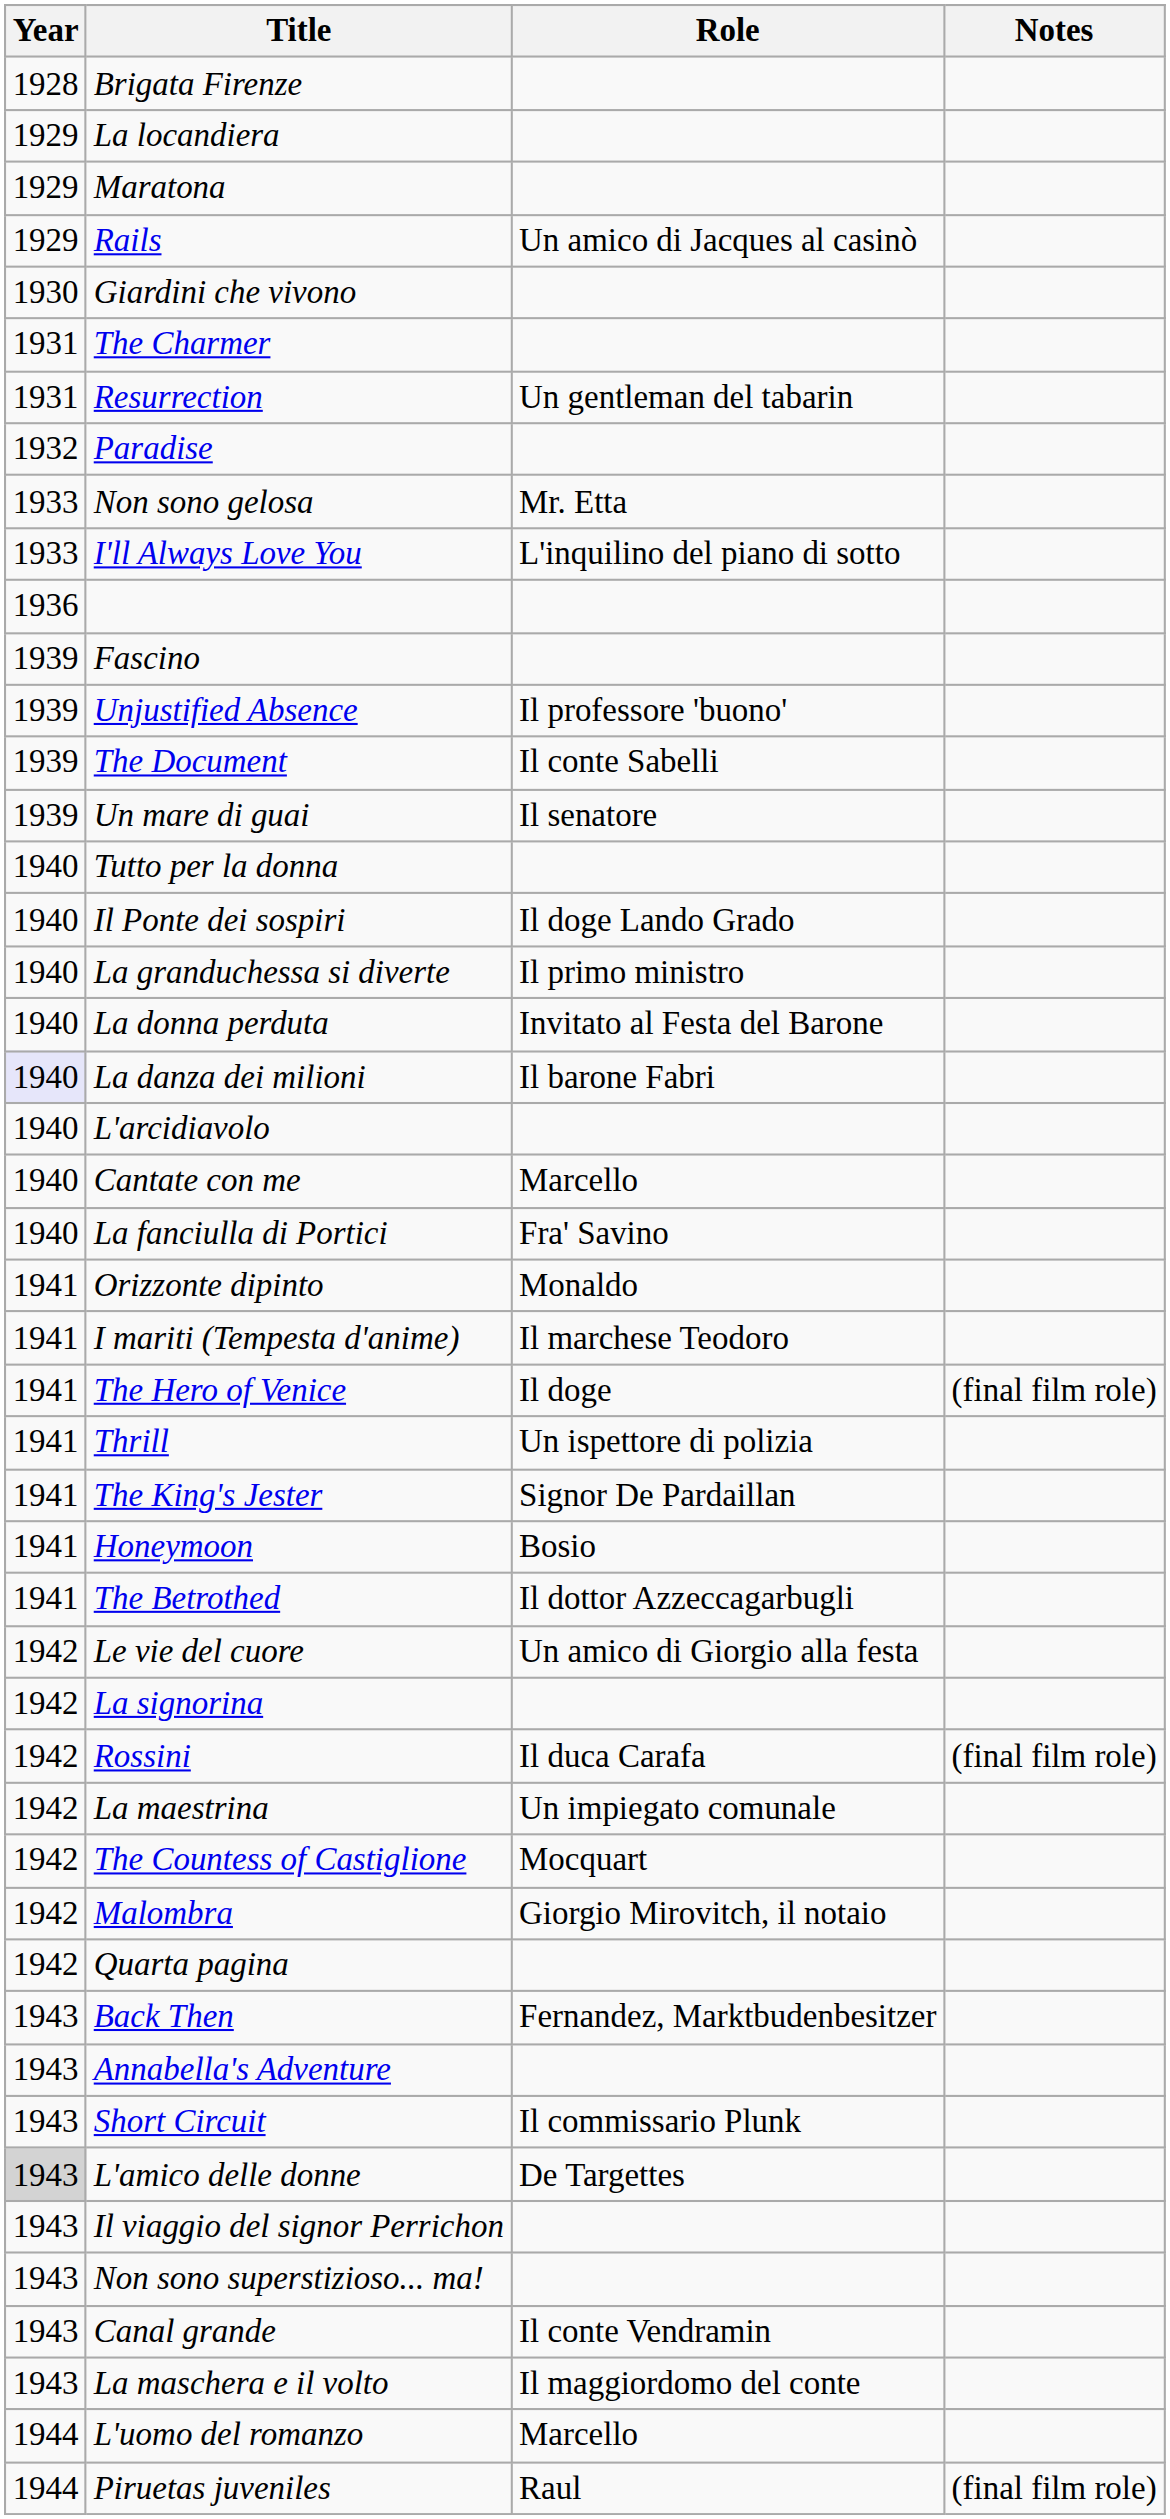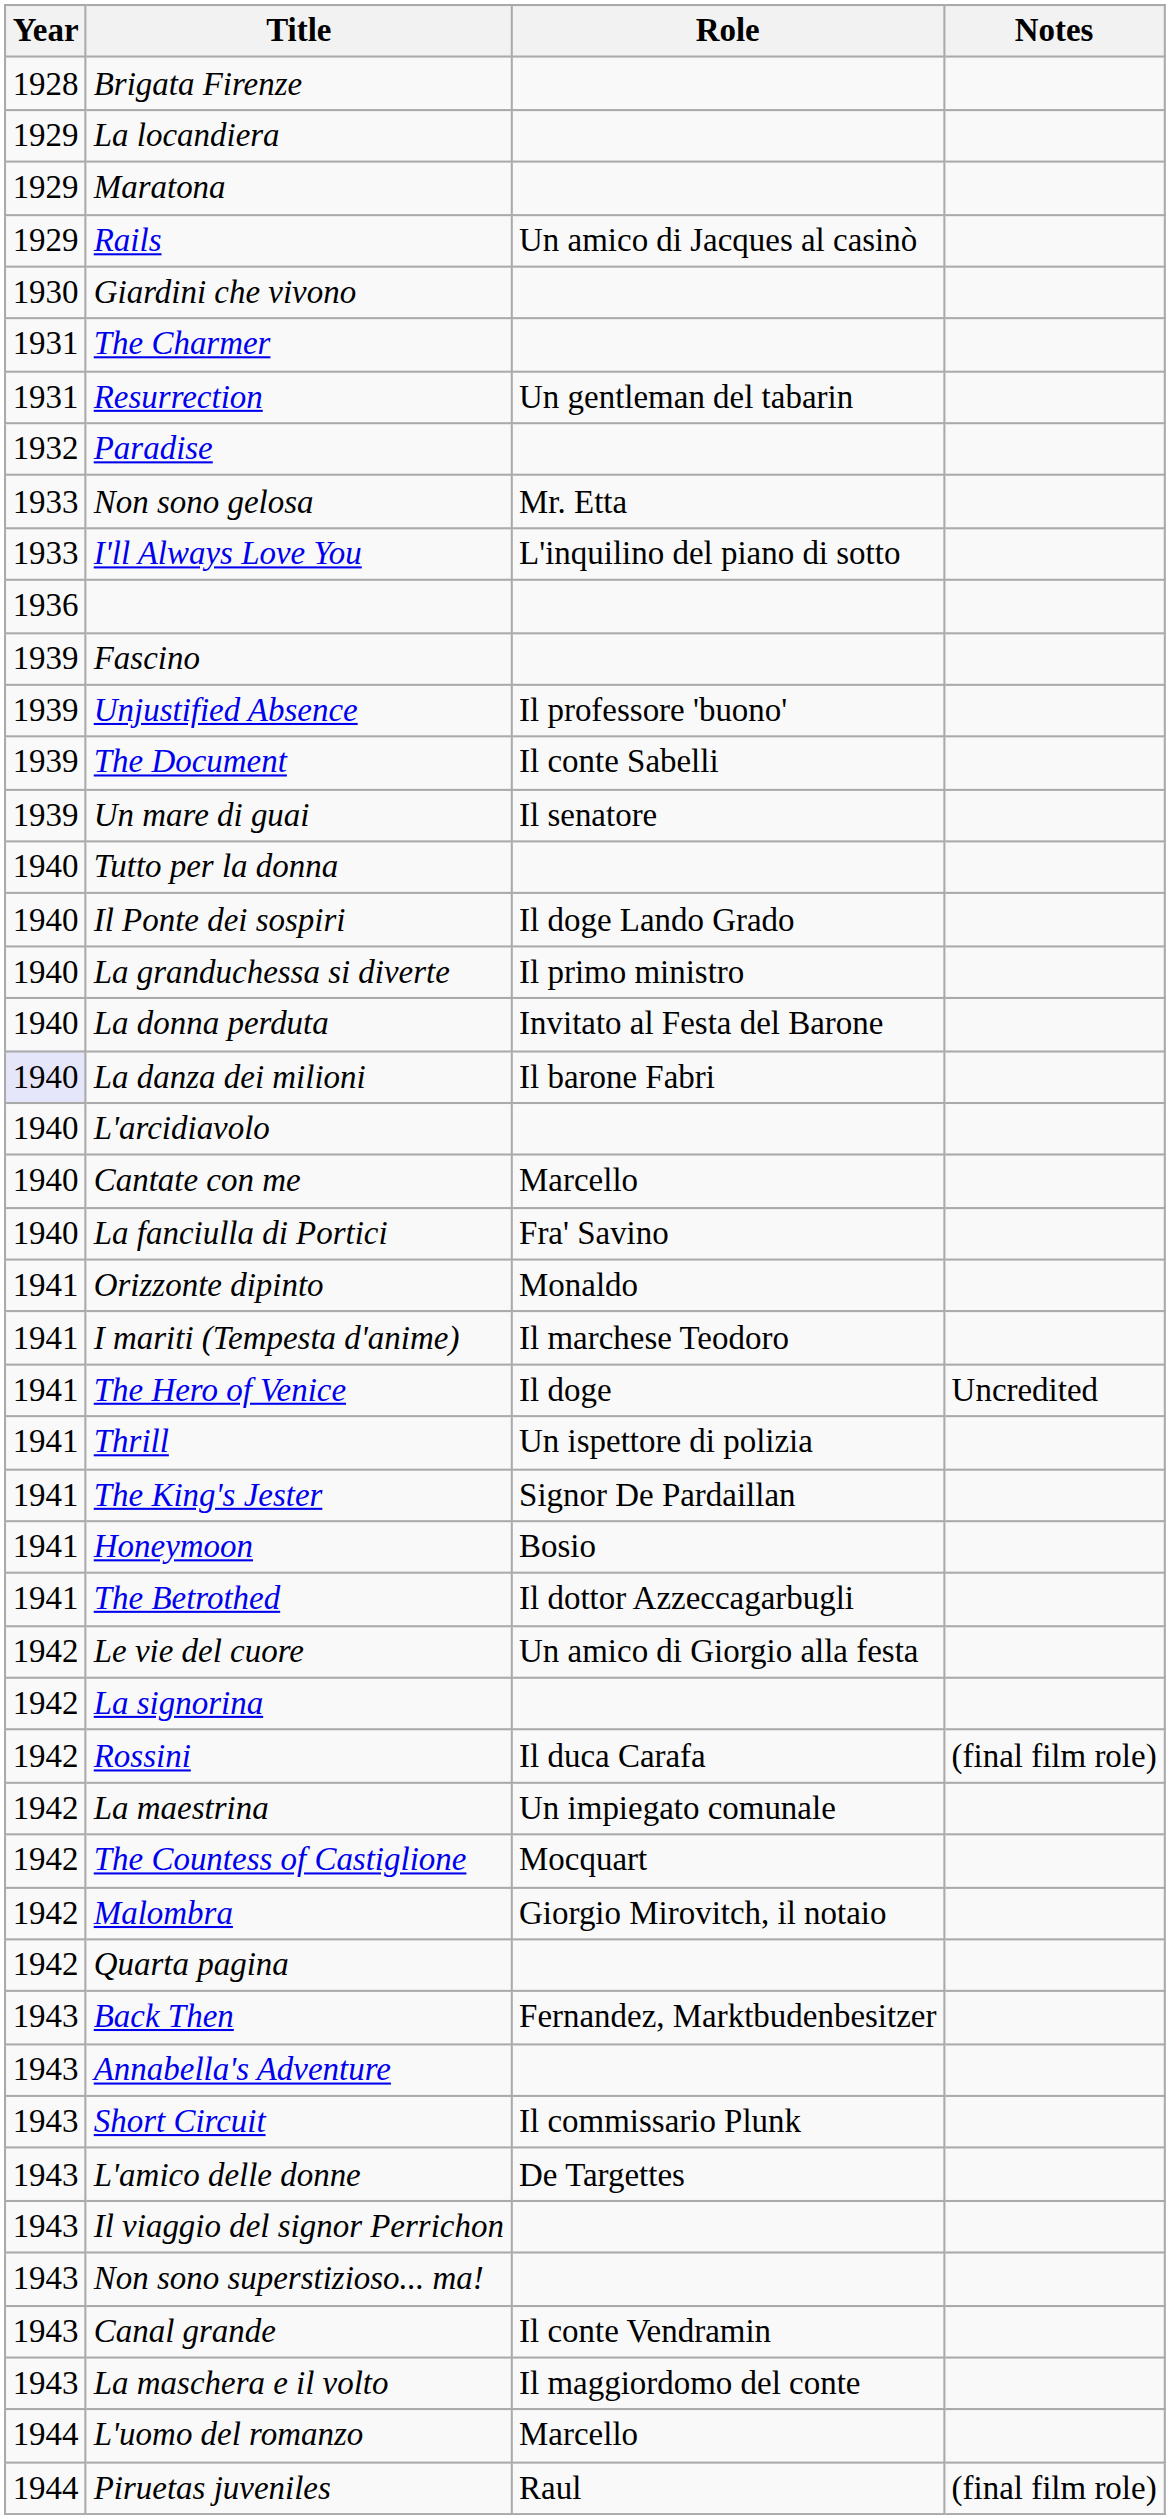(1054, 1389) (final film role) -> (1025, 1389) Uncredited
(46, 2173) lightgrey background -> (46, 2173) no background
